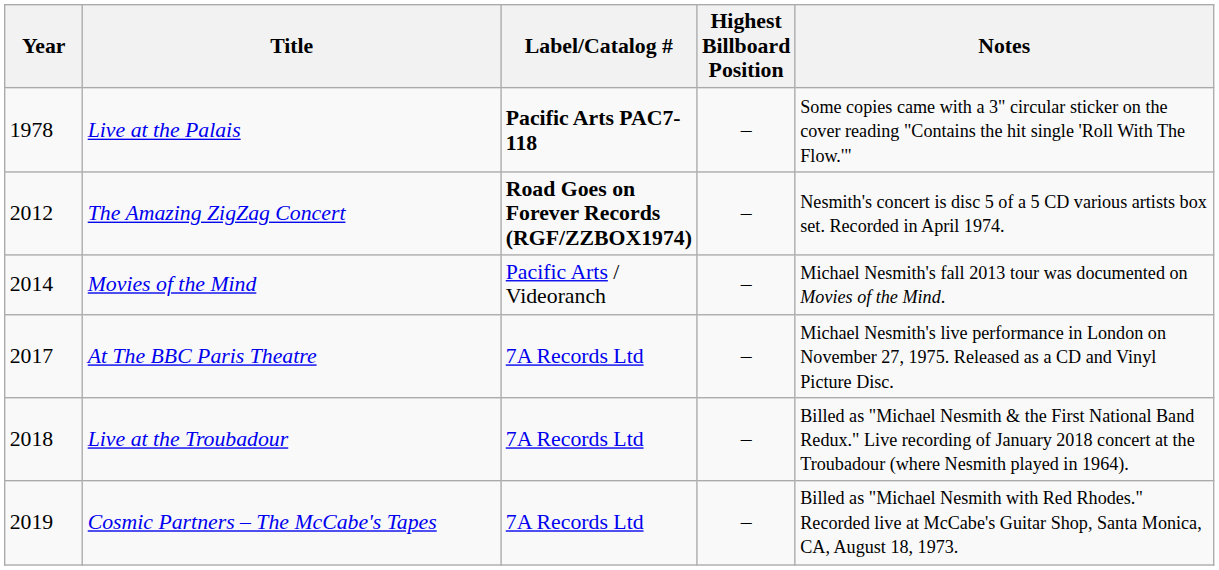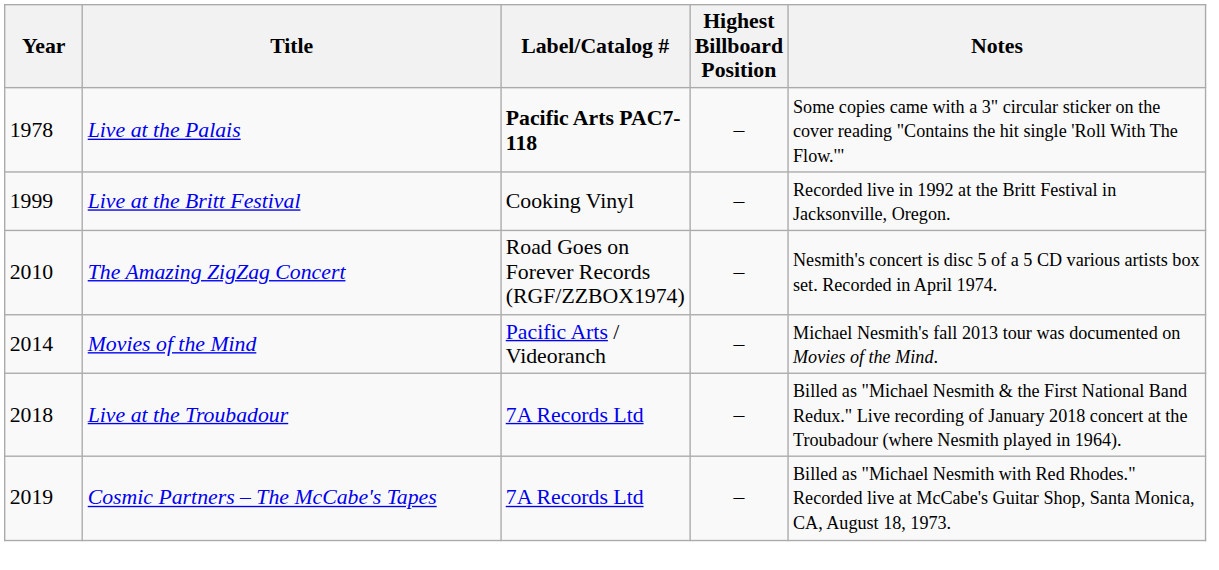+ row: (194, 200)
(31, 213) 2012 -> (31, 272) 2010
(599, 213) bold -> (595, 272) normal
- row: (202, 355)
